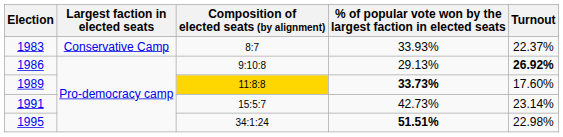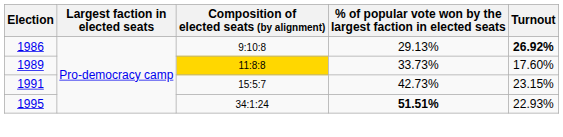- row: (30, 46)
(418, 84) bold -> (418, 65) normal
(533, 103) 23.14% -> (533, 84) 23.15%
(533, 122) 22.98% -> (533, 103) 22.93%
